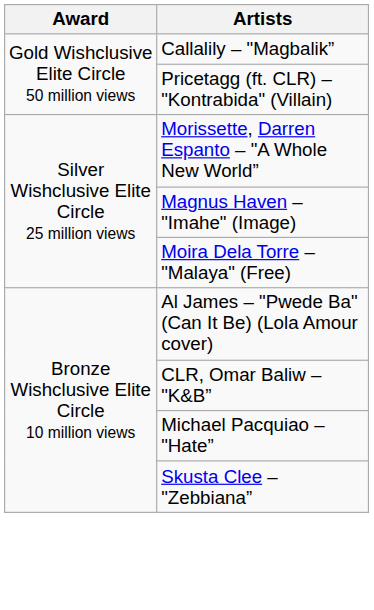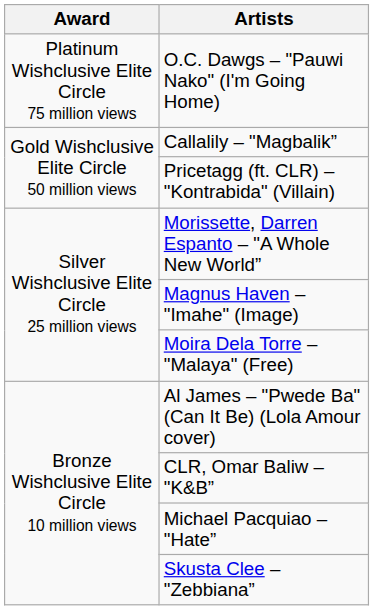+ row: (253, 80)
